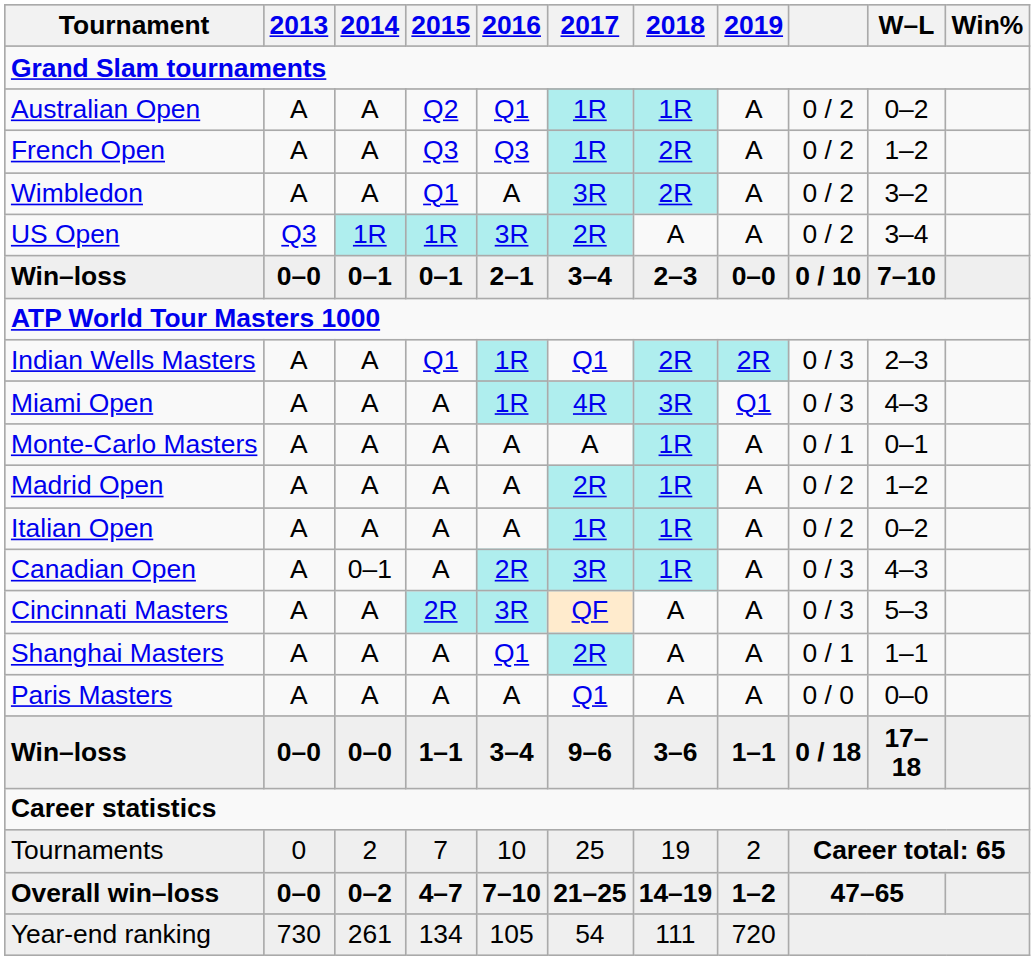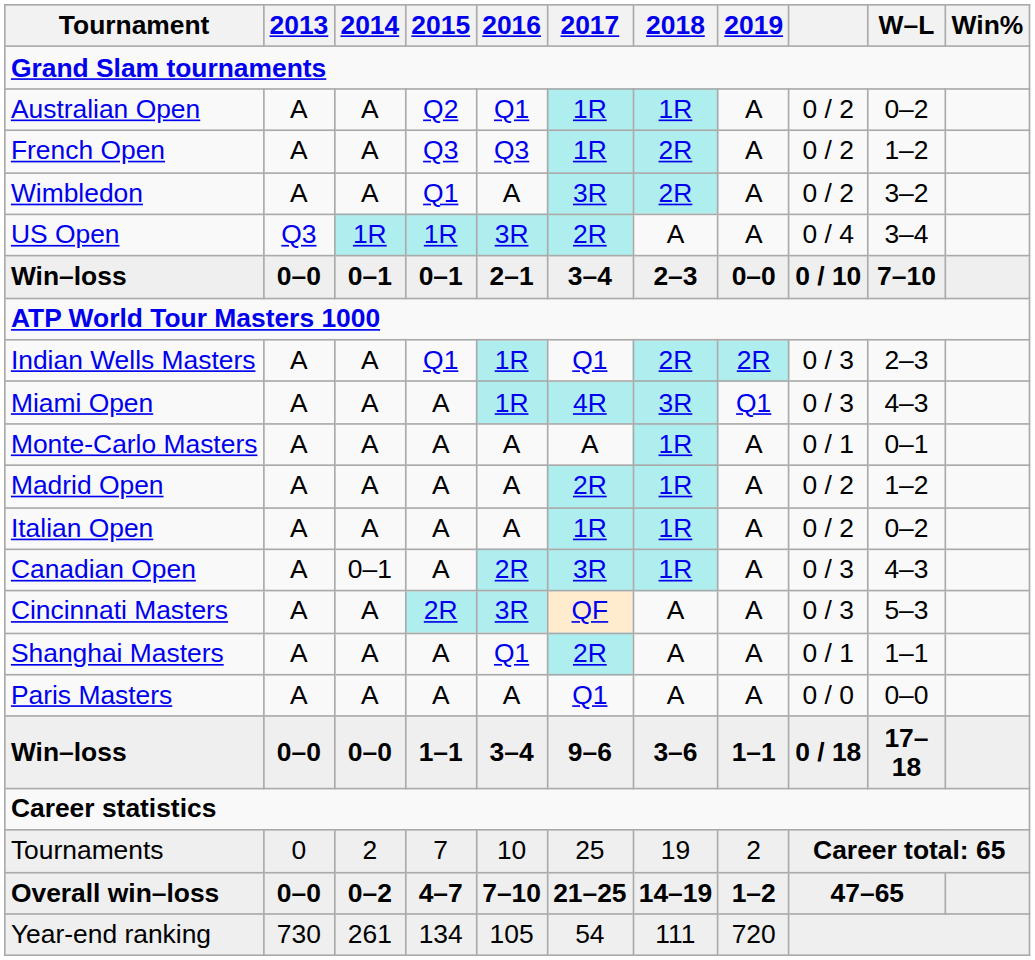(828, 234) 0 / 2 -> (828, 234) 0 / 4
